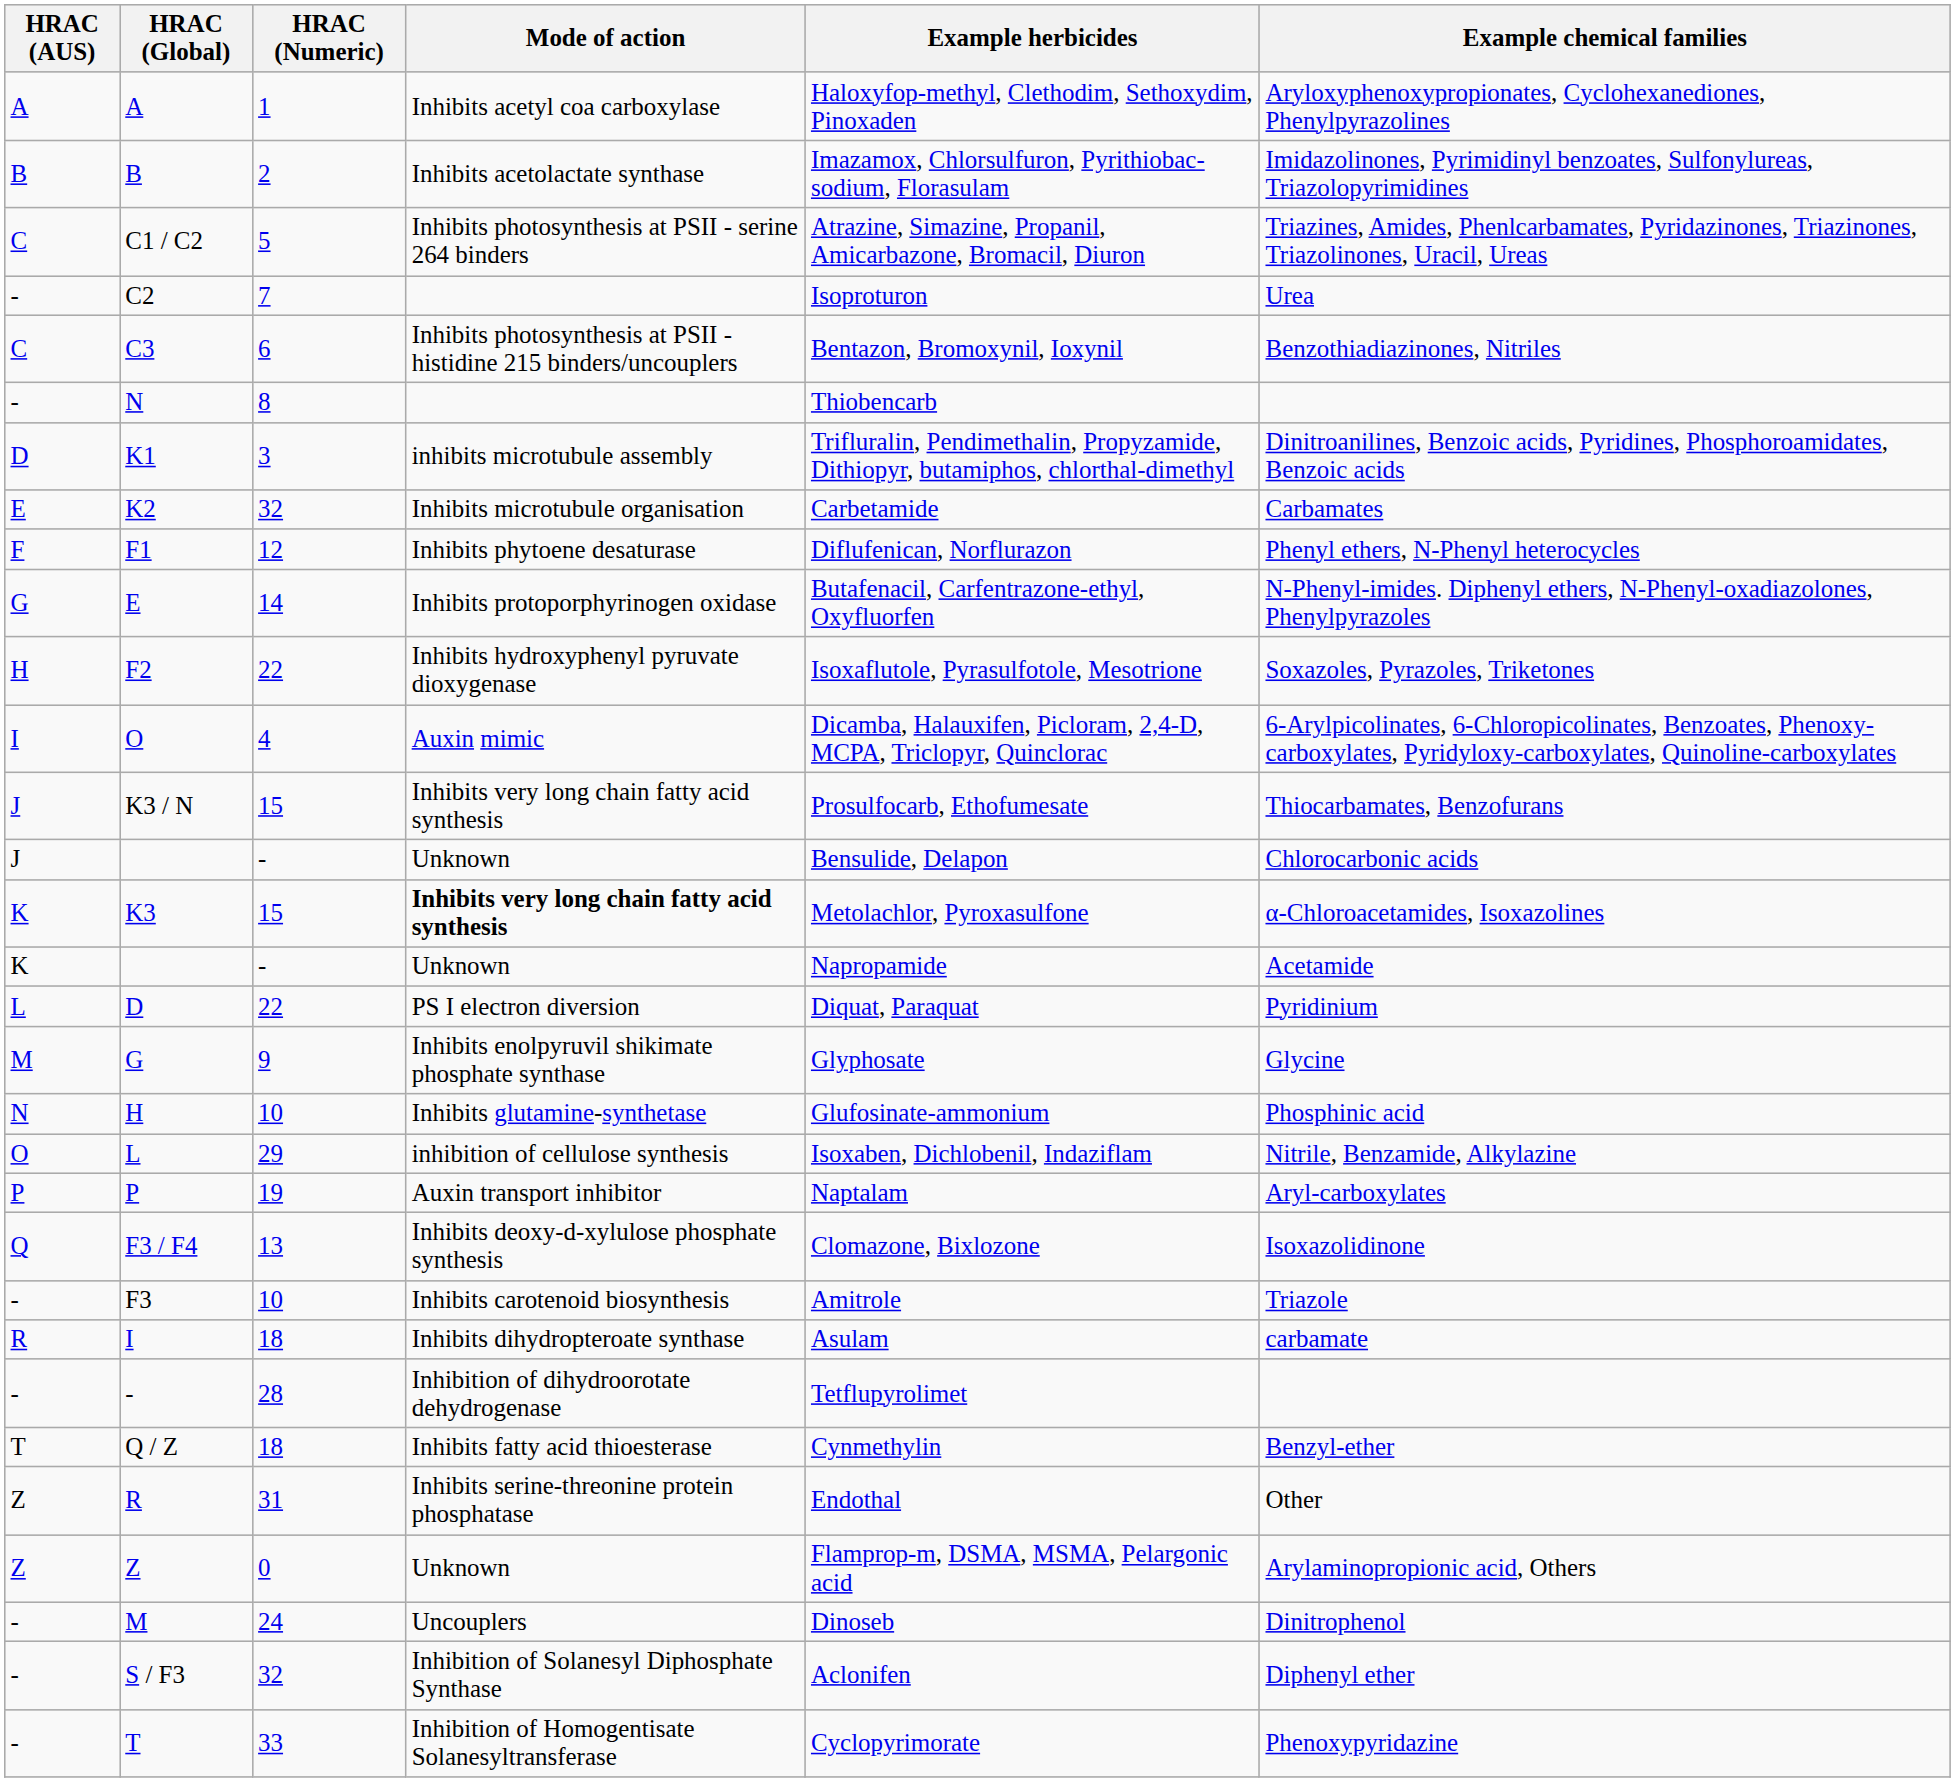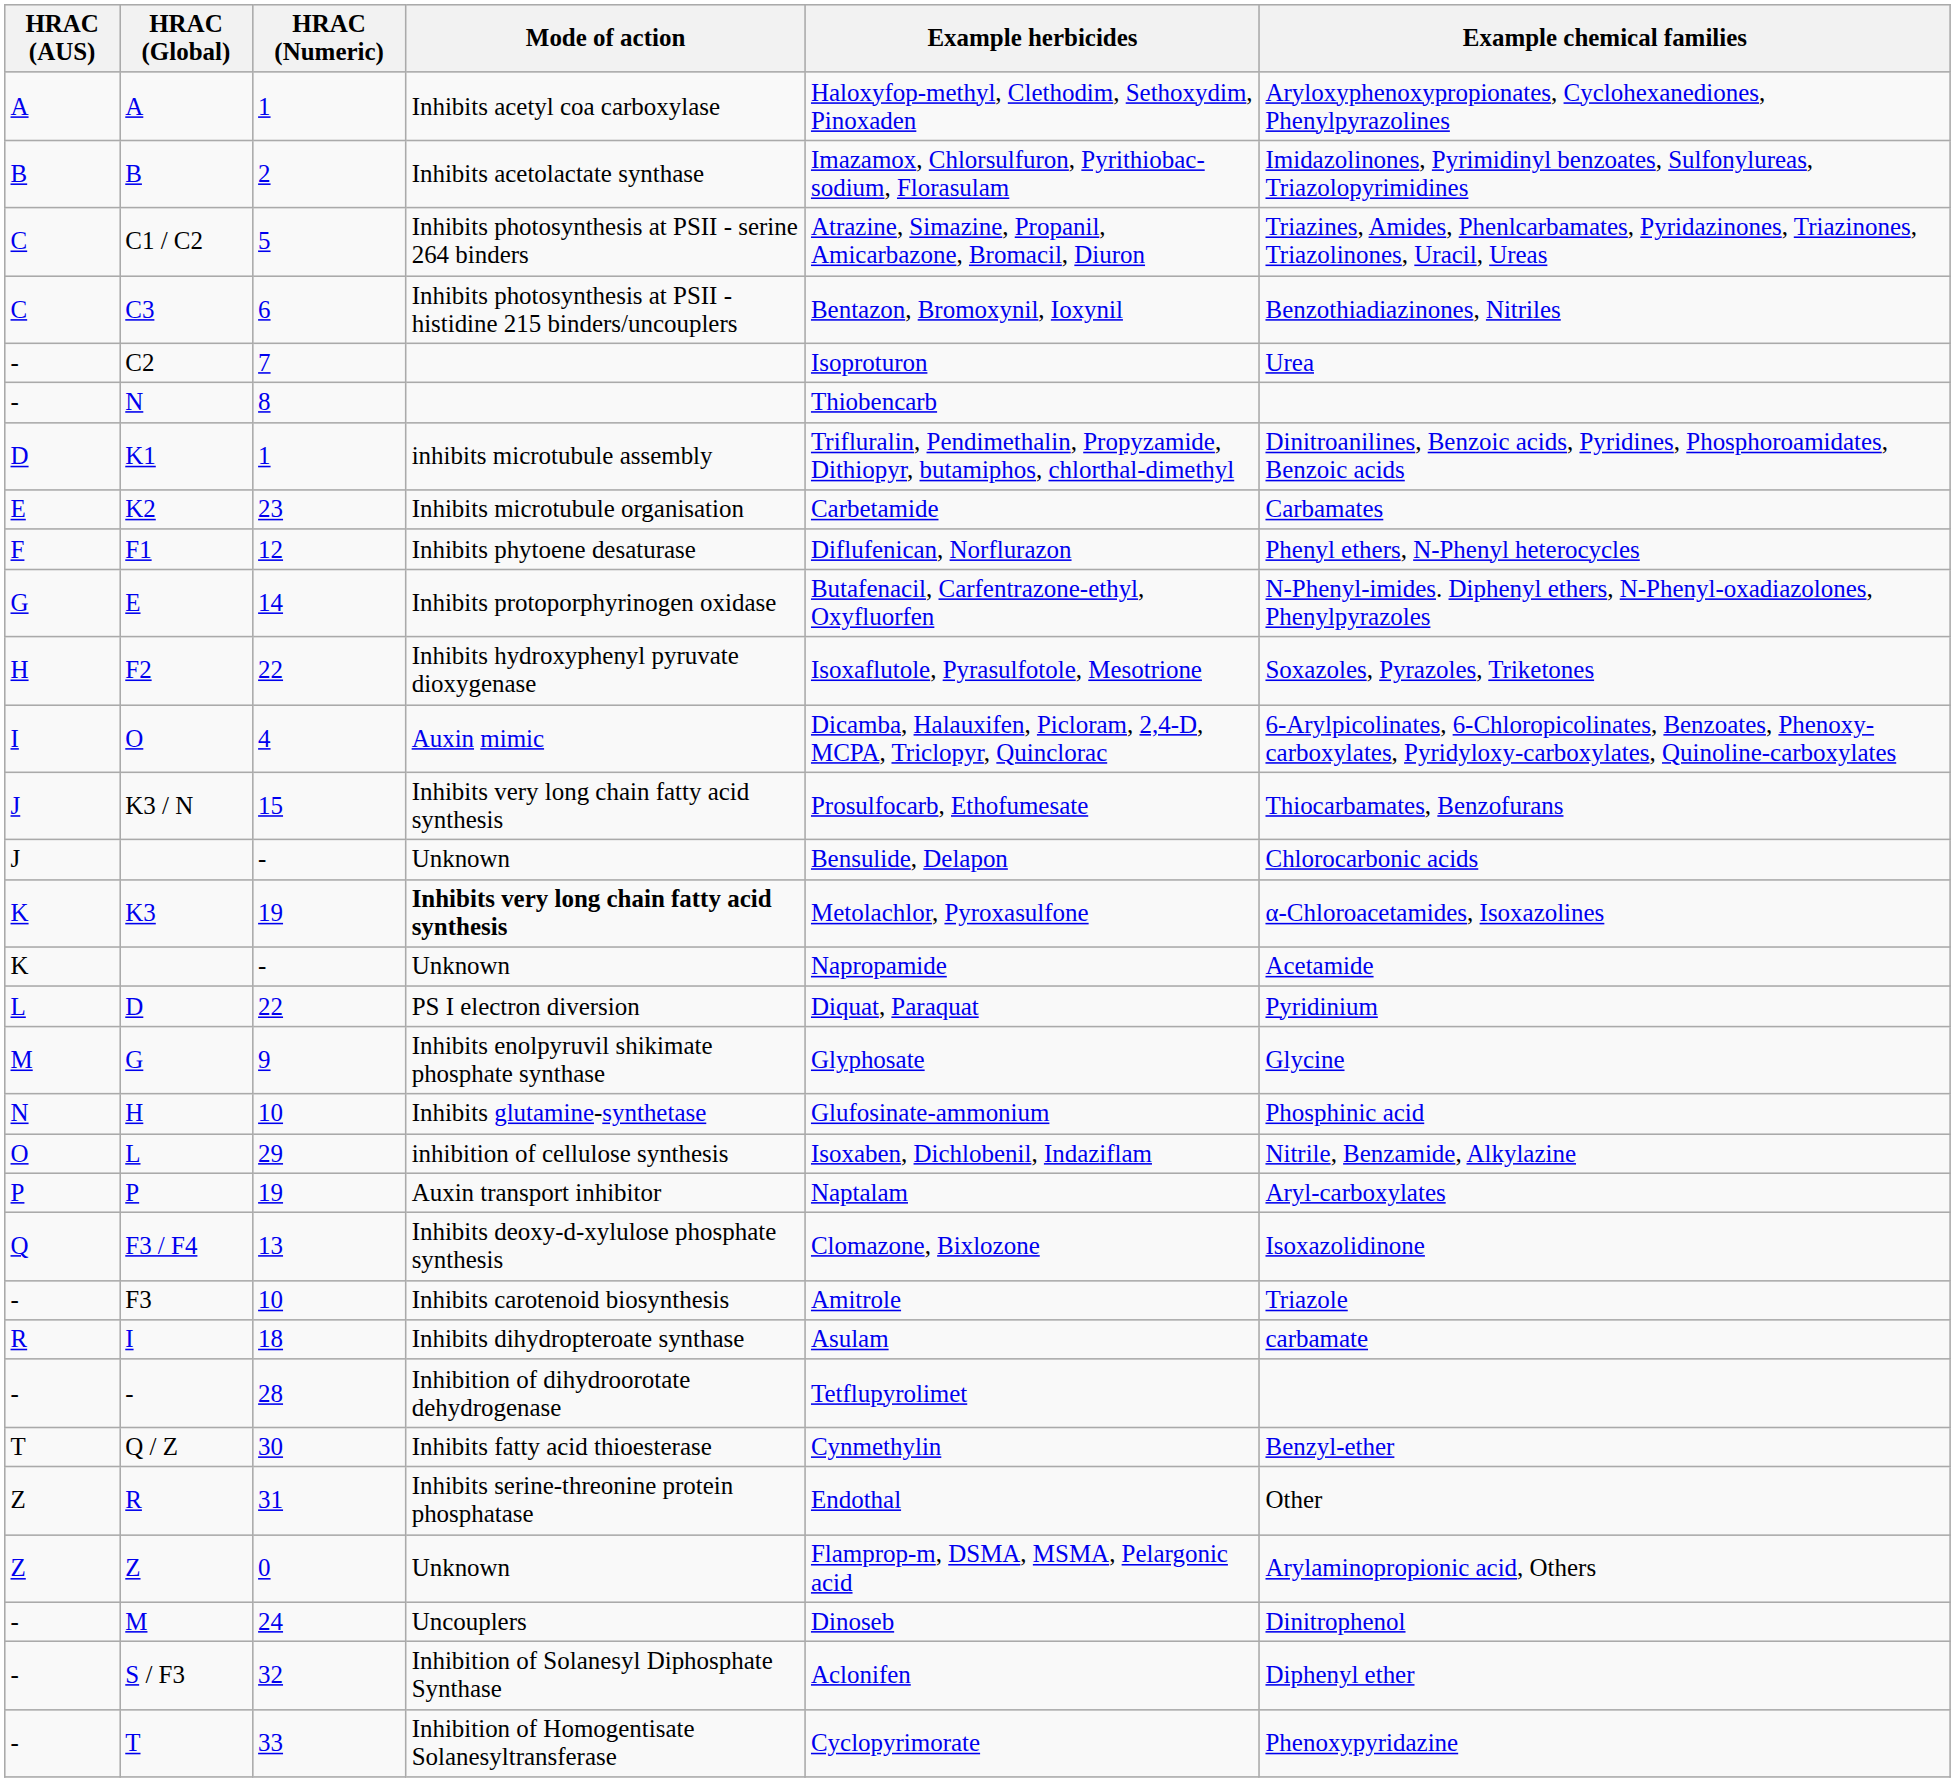rows swapped: (19, 348) <-> (15, 294)
(264, 455) 3 -> (264, 455) 1
(271, 509) 32 -> (271, 509) 23
(271, 912) 15 -> (271, 912) 19
(271, 1446) 18 -> (271, 1446) 30
